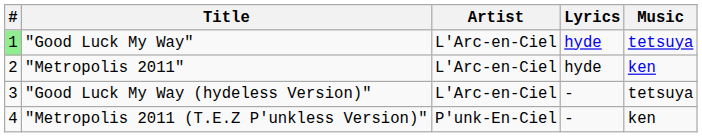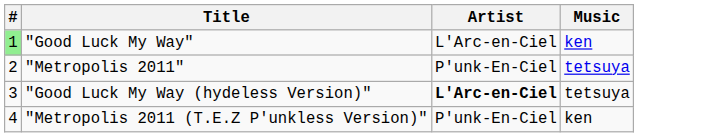- column: (592, 17)
(661, 43) tetsuya -> (578, 43) ken
(496, 68) L'Arc-en-Ciel -> (496, 68) P'unk-En-Ciel
(642, 68) ken -> (597, 68) tetsuya
(496, 94) normal -> (496, 94) bold
